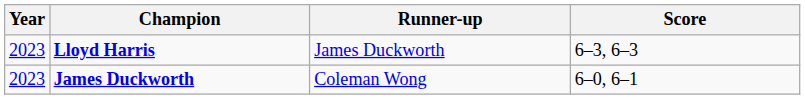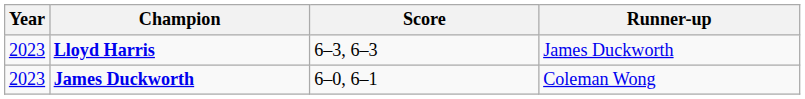columns swapped: (440, 19) <-> (685, 19)
